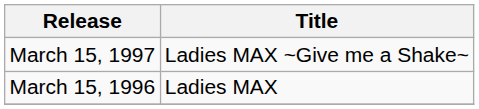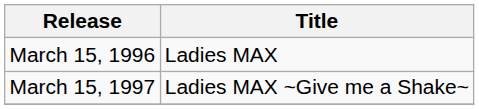rows swapped: (82, 87) <-> (82, 54)
